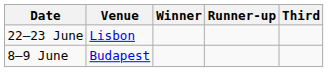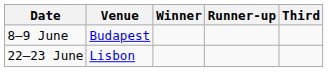rows swapped: (38, 56) <-> (45, 35)
